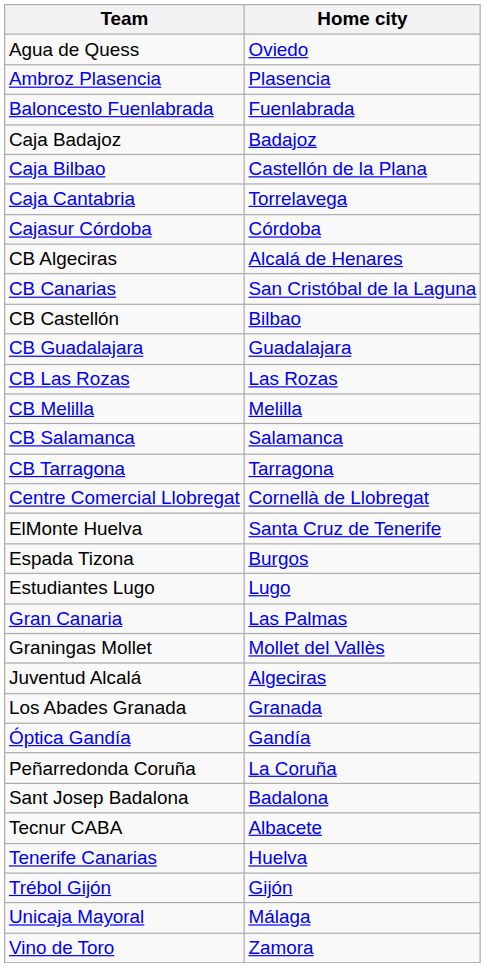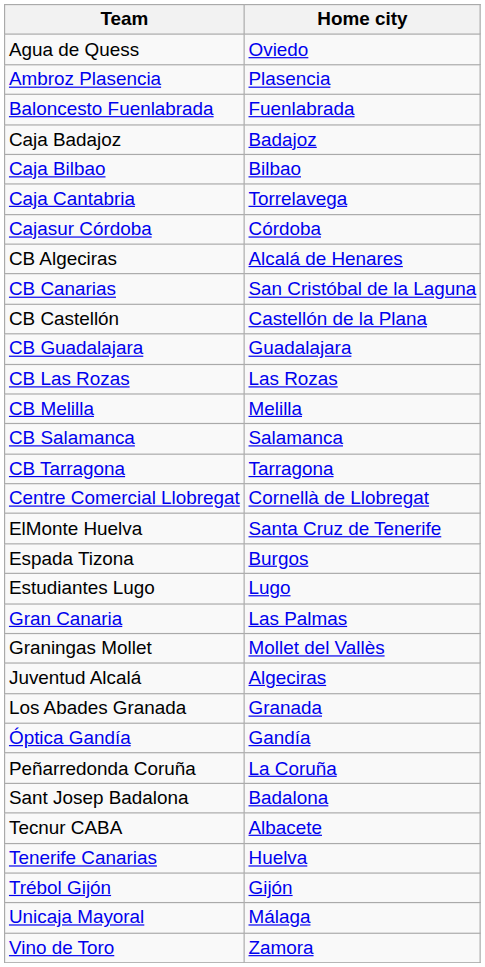(338, 169) Castellón de la Plana -> (275, 169) Bilbao
(275, 318) Bilbao -> (338, 318) Castellón de la Plana
